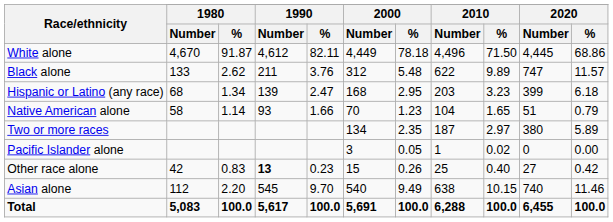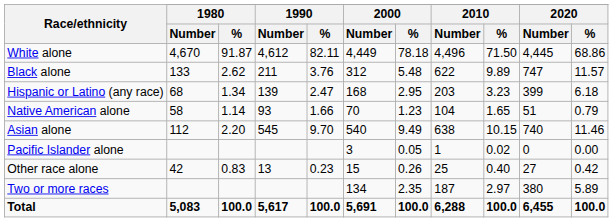rows swapped: (39, 189) <-> (58, 131)
(265, 169) bold -> (265, 169) normal
